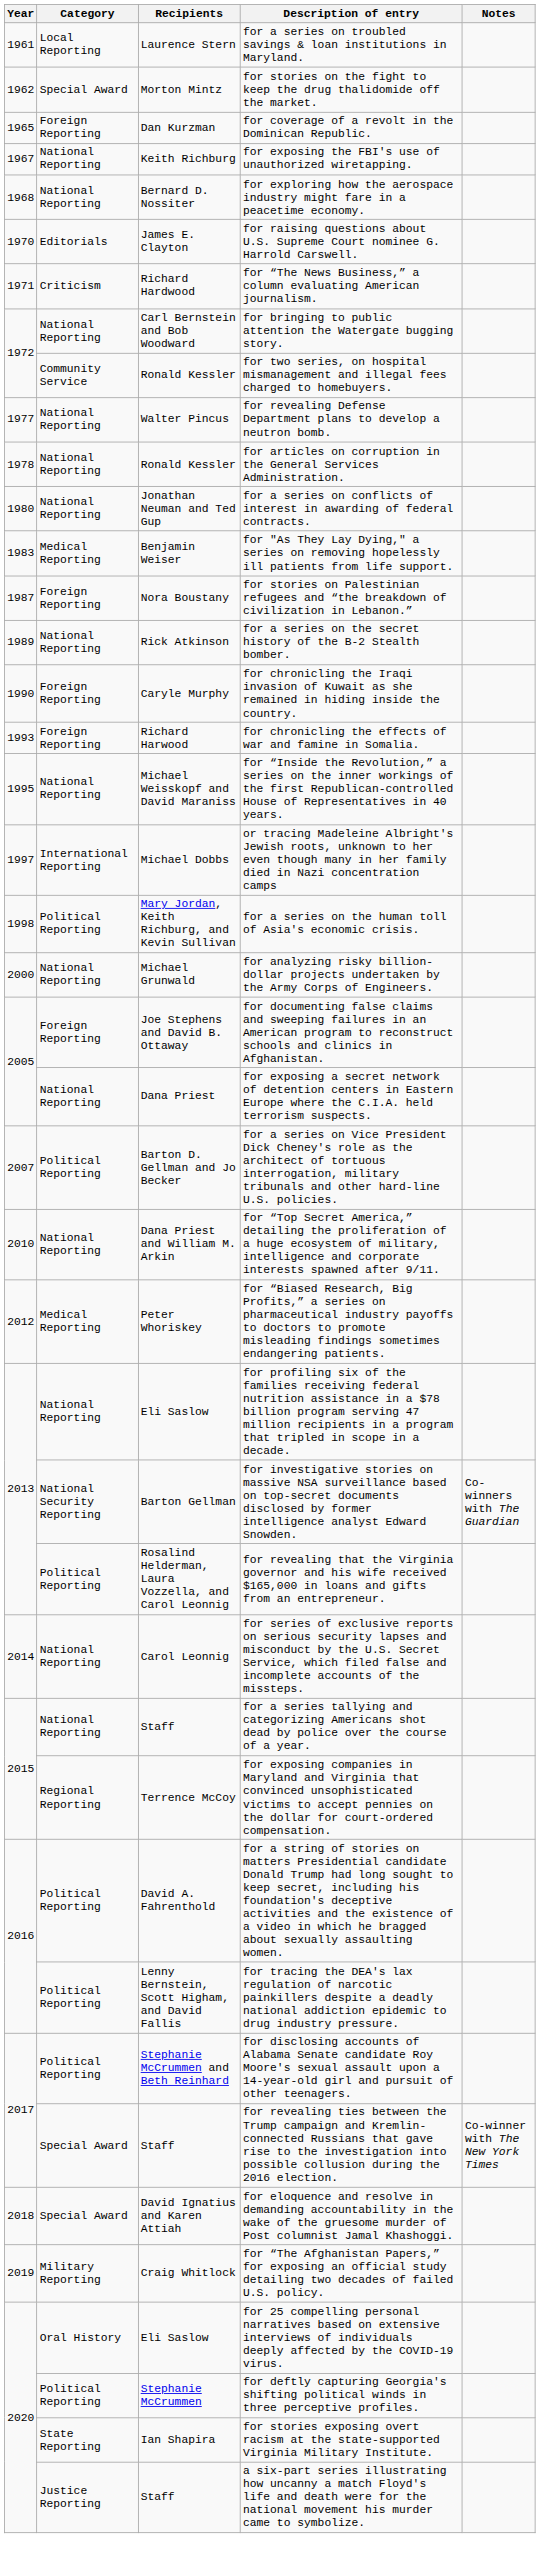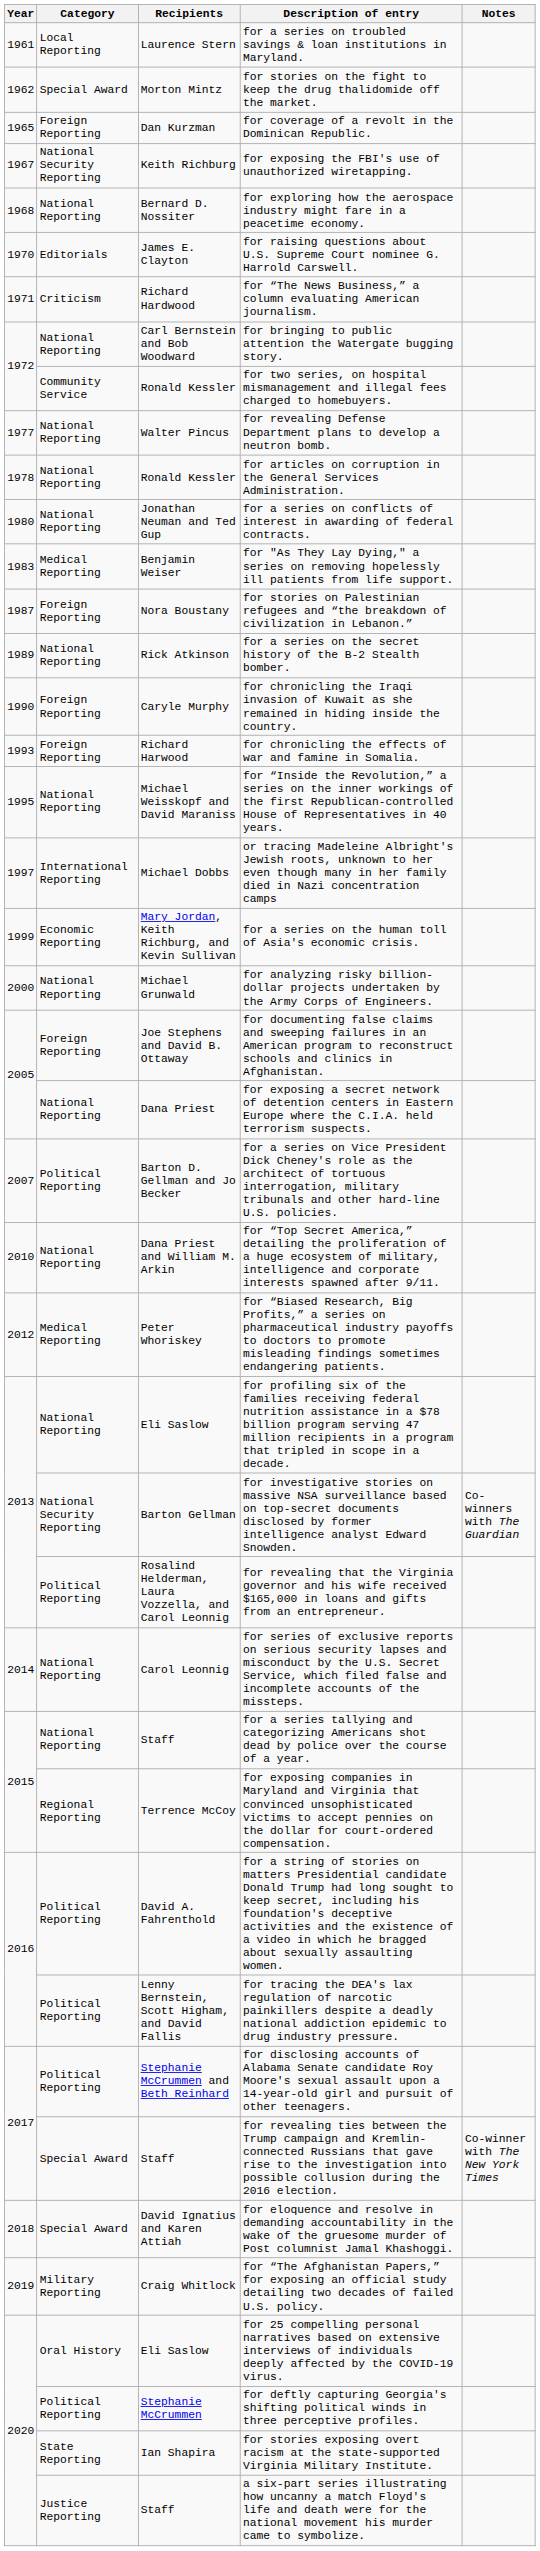(70, 159) National Reporting -> (70, 166) National Security Reporting
(21, 924) 1998 -> (21, 937) 1999
(70, 924) Political Reporting -> (70, 937) Economic Reporting
